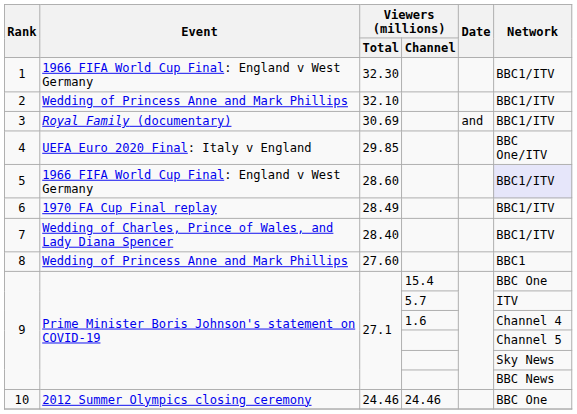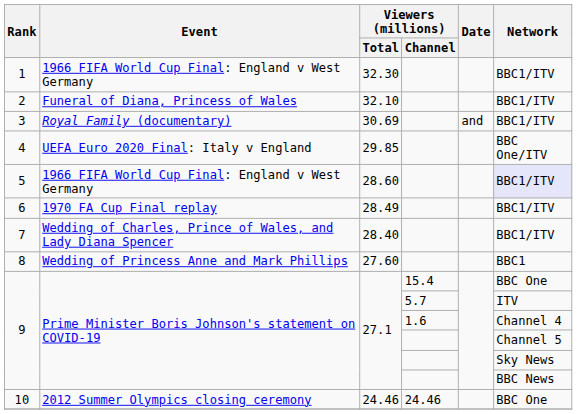(195, 101) Wedding of Princess Anne and Mark Phillips -> (170, 101) Funeral of Diana, Princess of Wales
